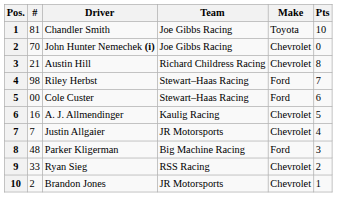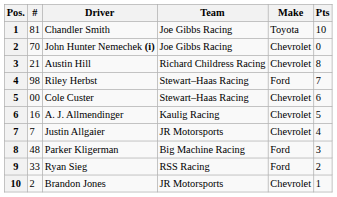(280, 98) Ford -> (291, 98) Chevrolet
(291, 166) Chevrolet -> (280, 166) Ford
